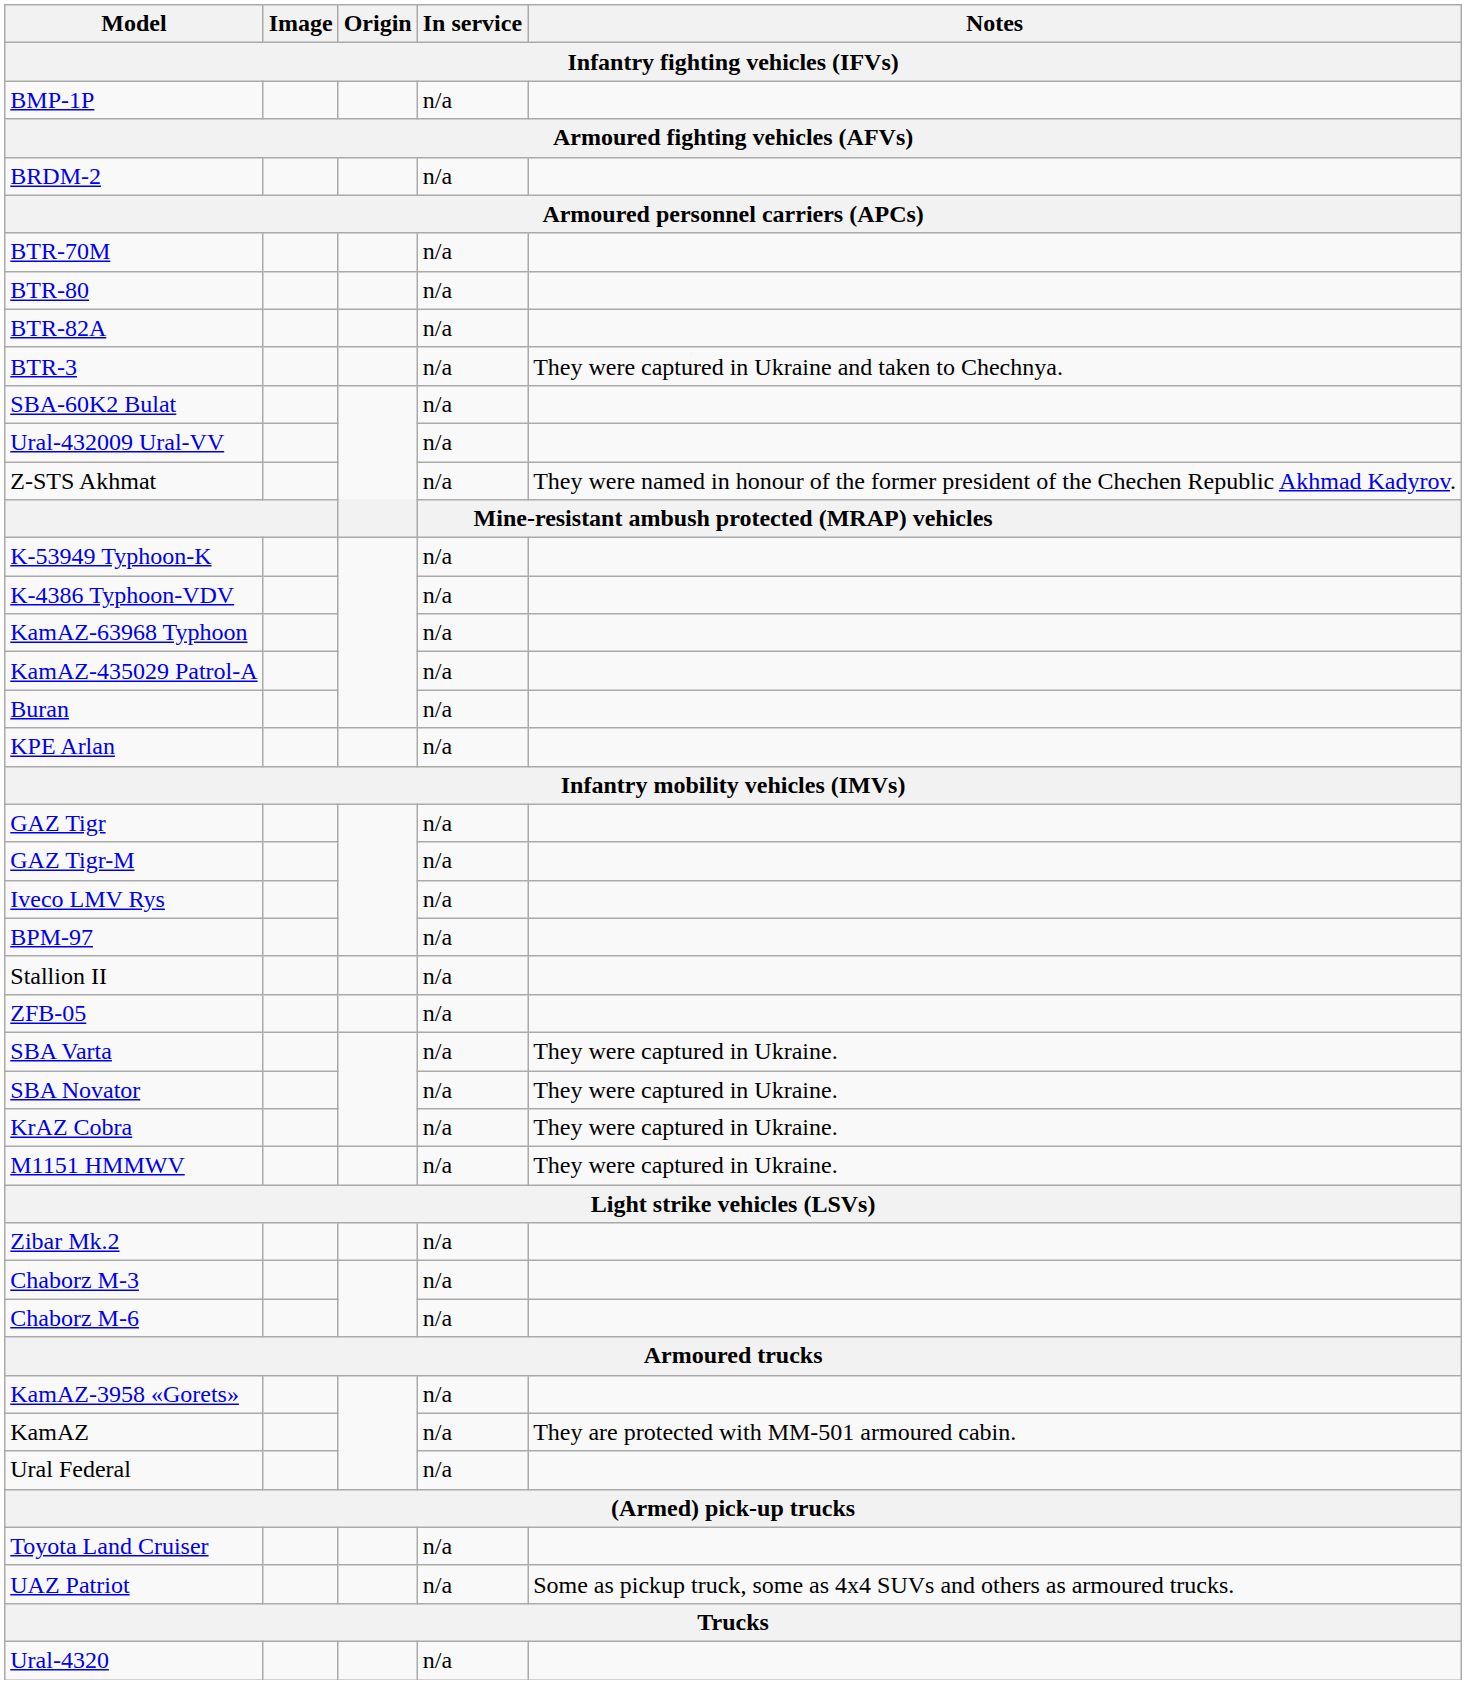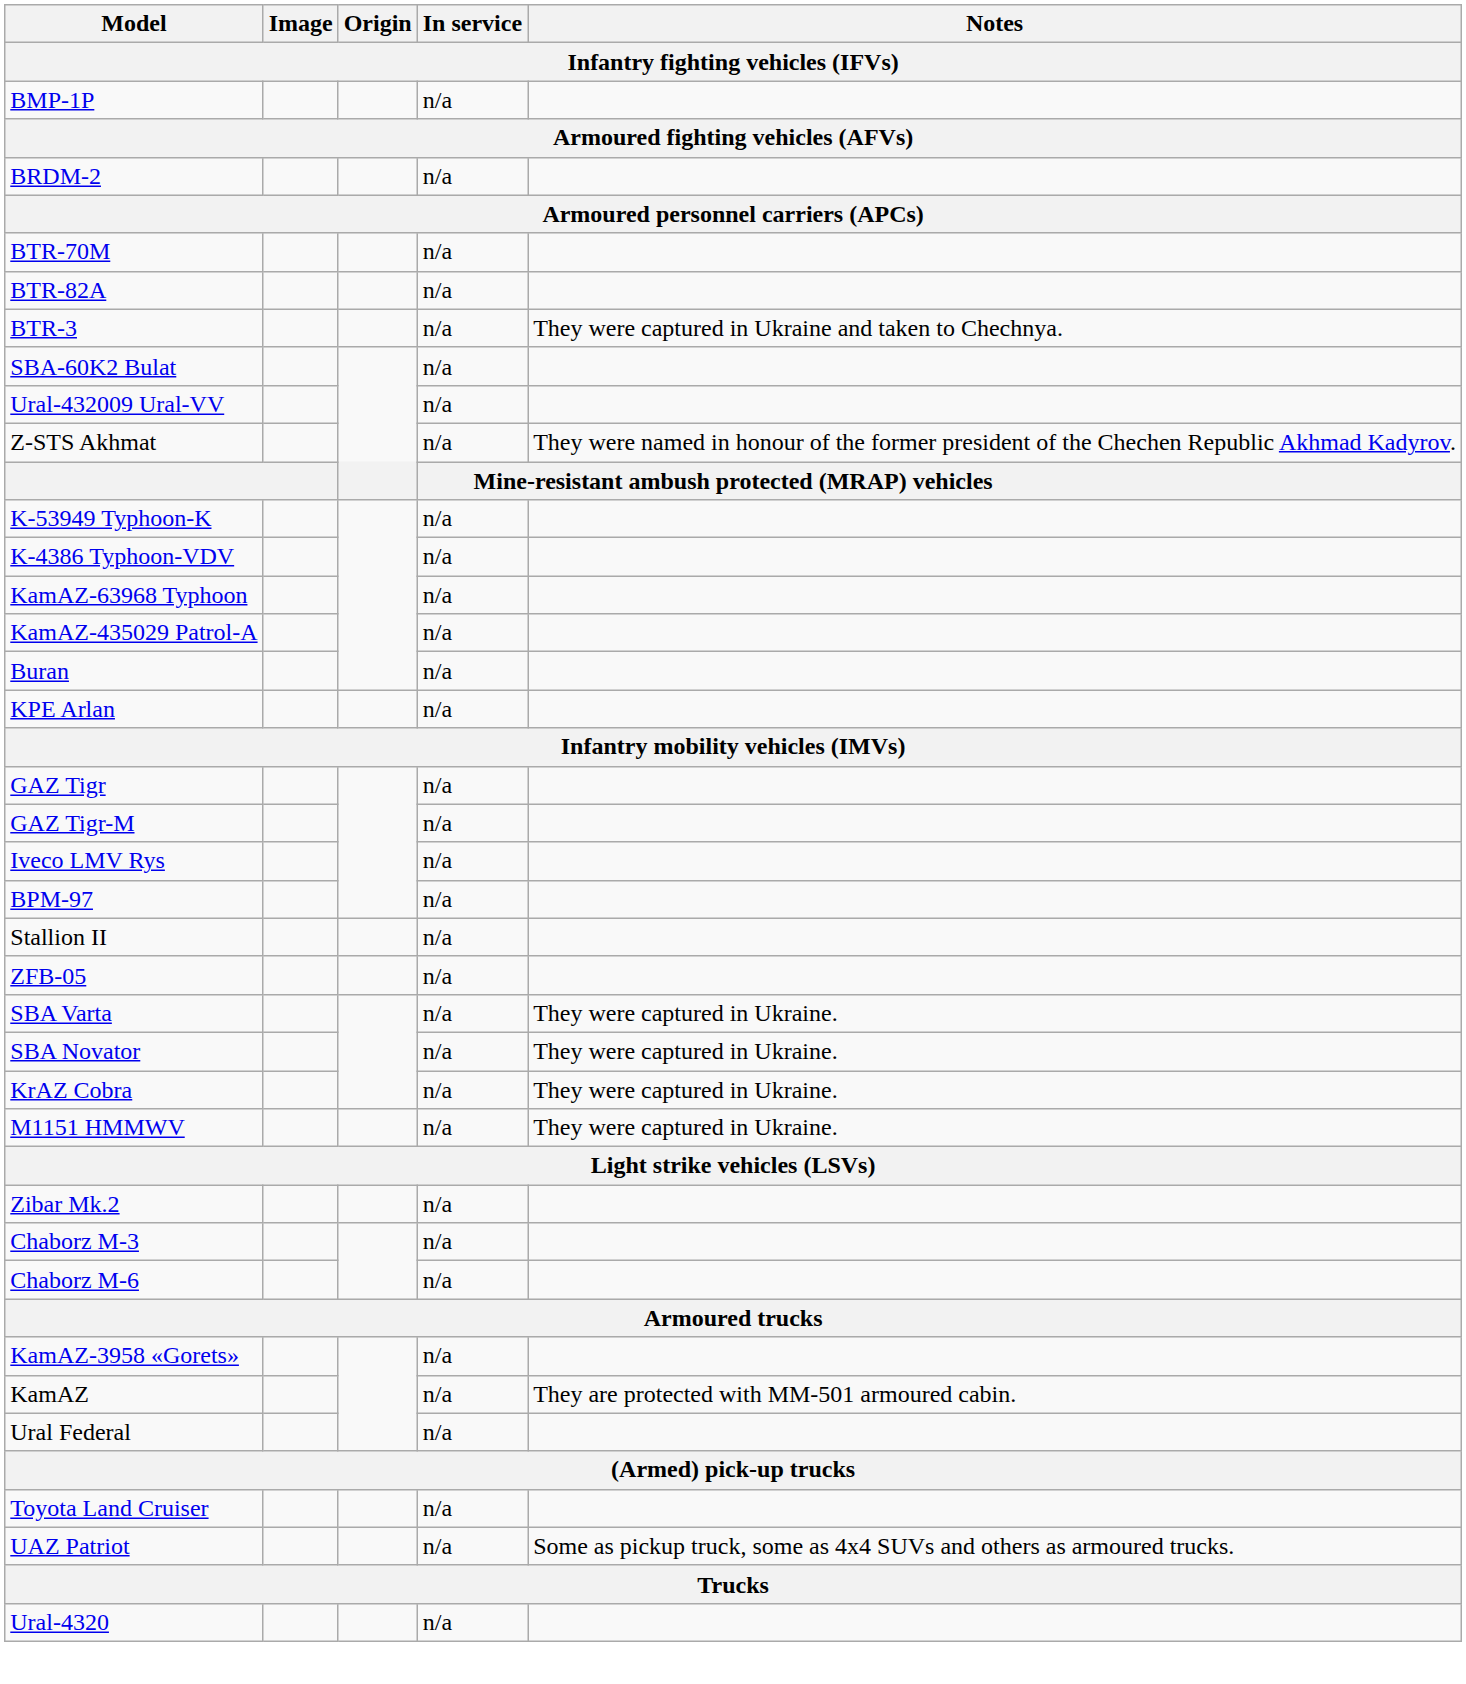- row: (50, 289)
